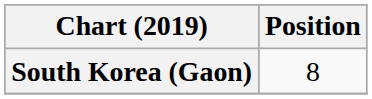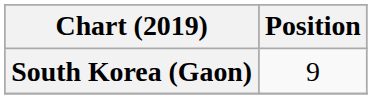(313, 70) 8 -> (313, 70) 9
